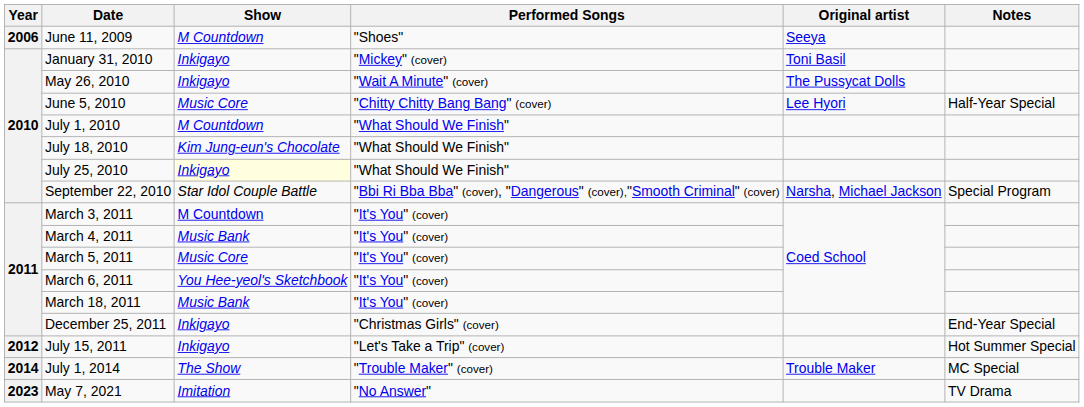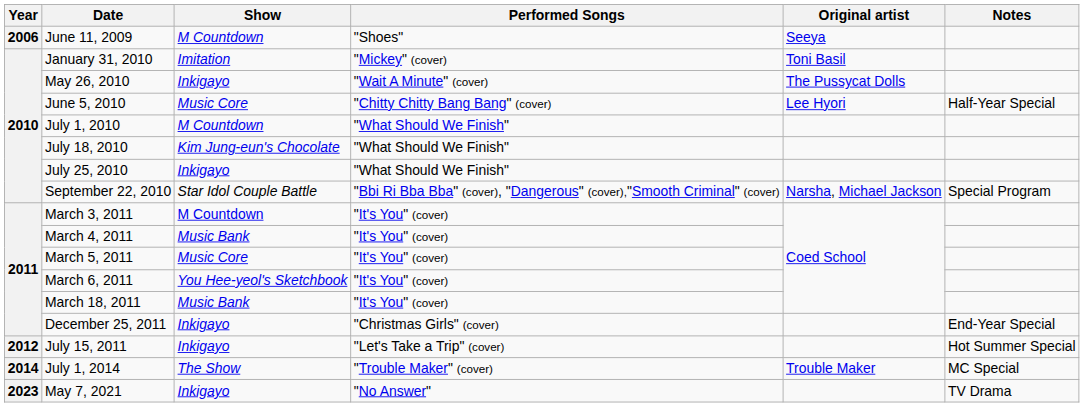(204, 59) Inkigayo -> (204, 59) Imitation
(204, 170) lightyellow background -> (204, 170) no background
(204, 390) Imitation -> (204, 390) Inkigayo
